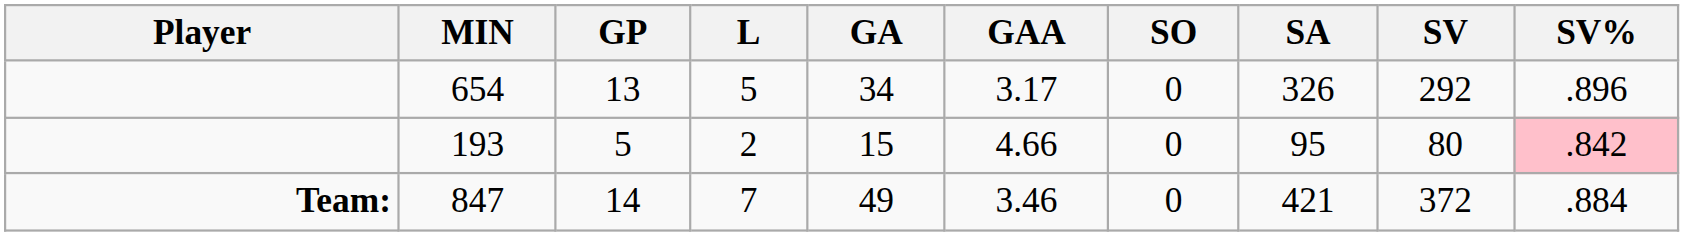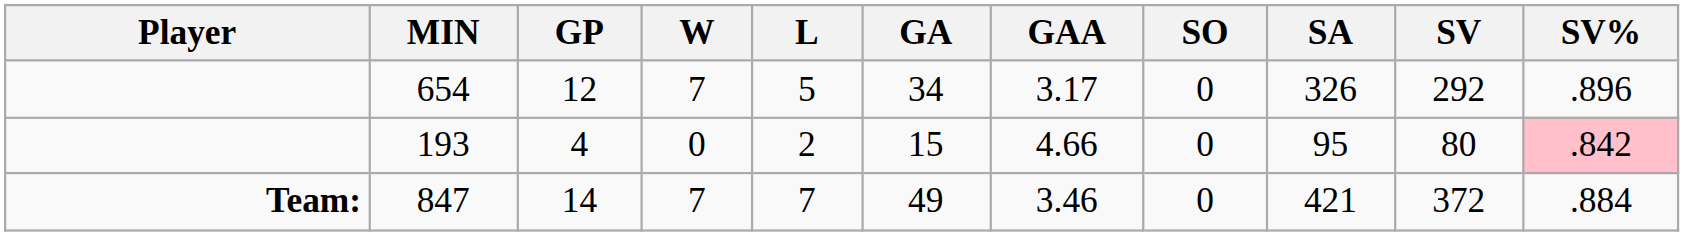+ column: (697, 32)
(623, 88) 13 -> (579, 88) 12
(623, 144) 5 -> (579, 144) 4
